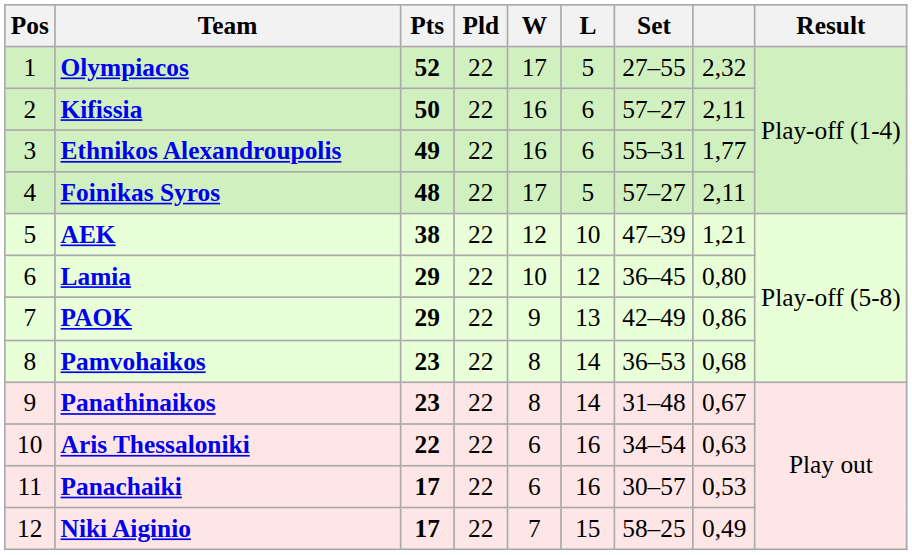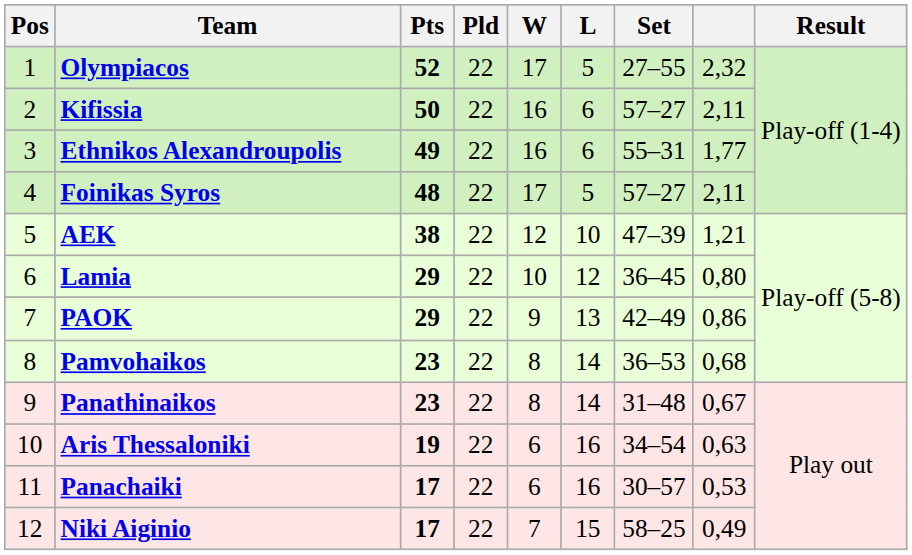(427, 444) 22 -> (427, 444) 19
